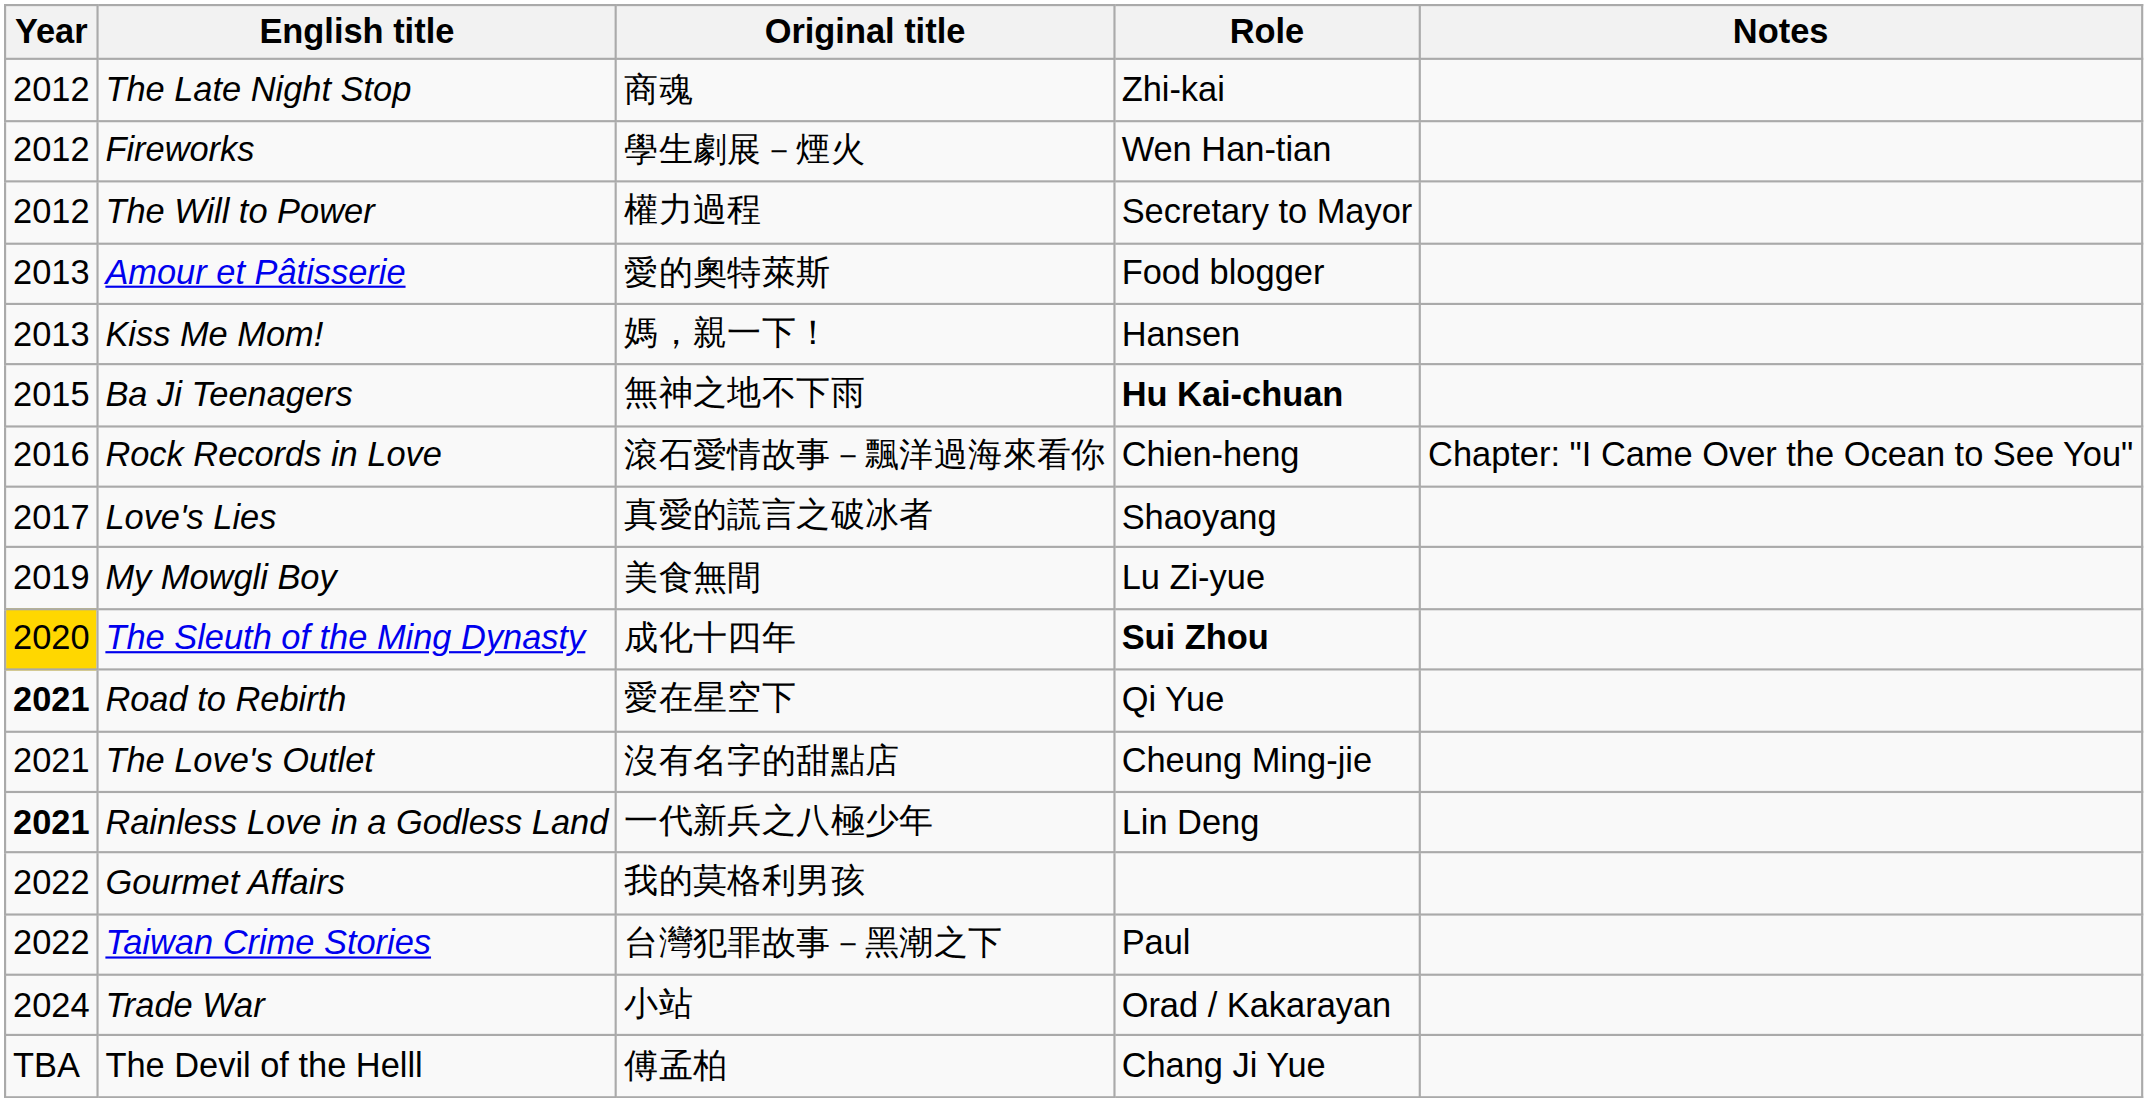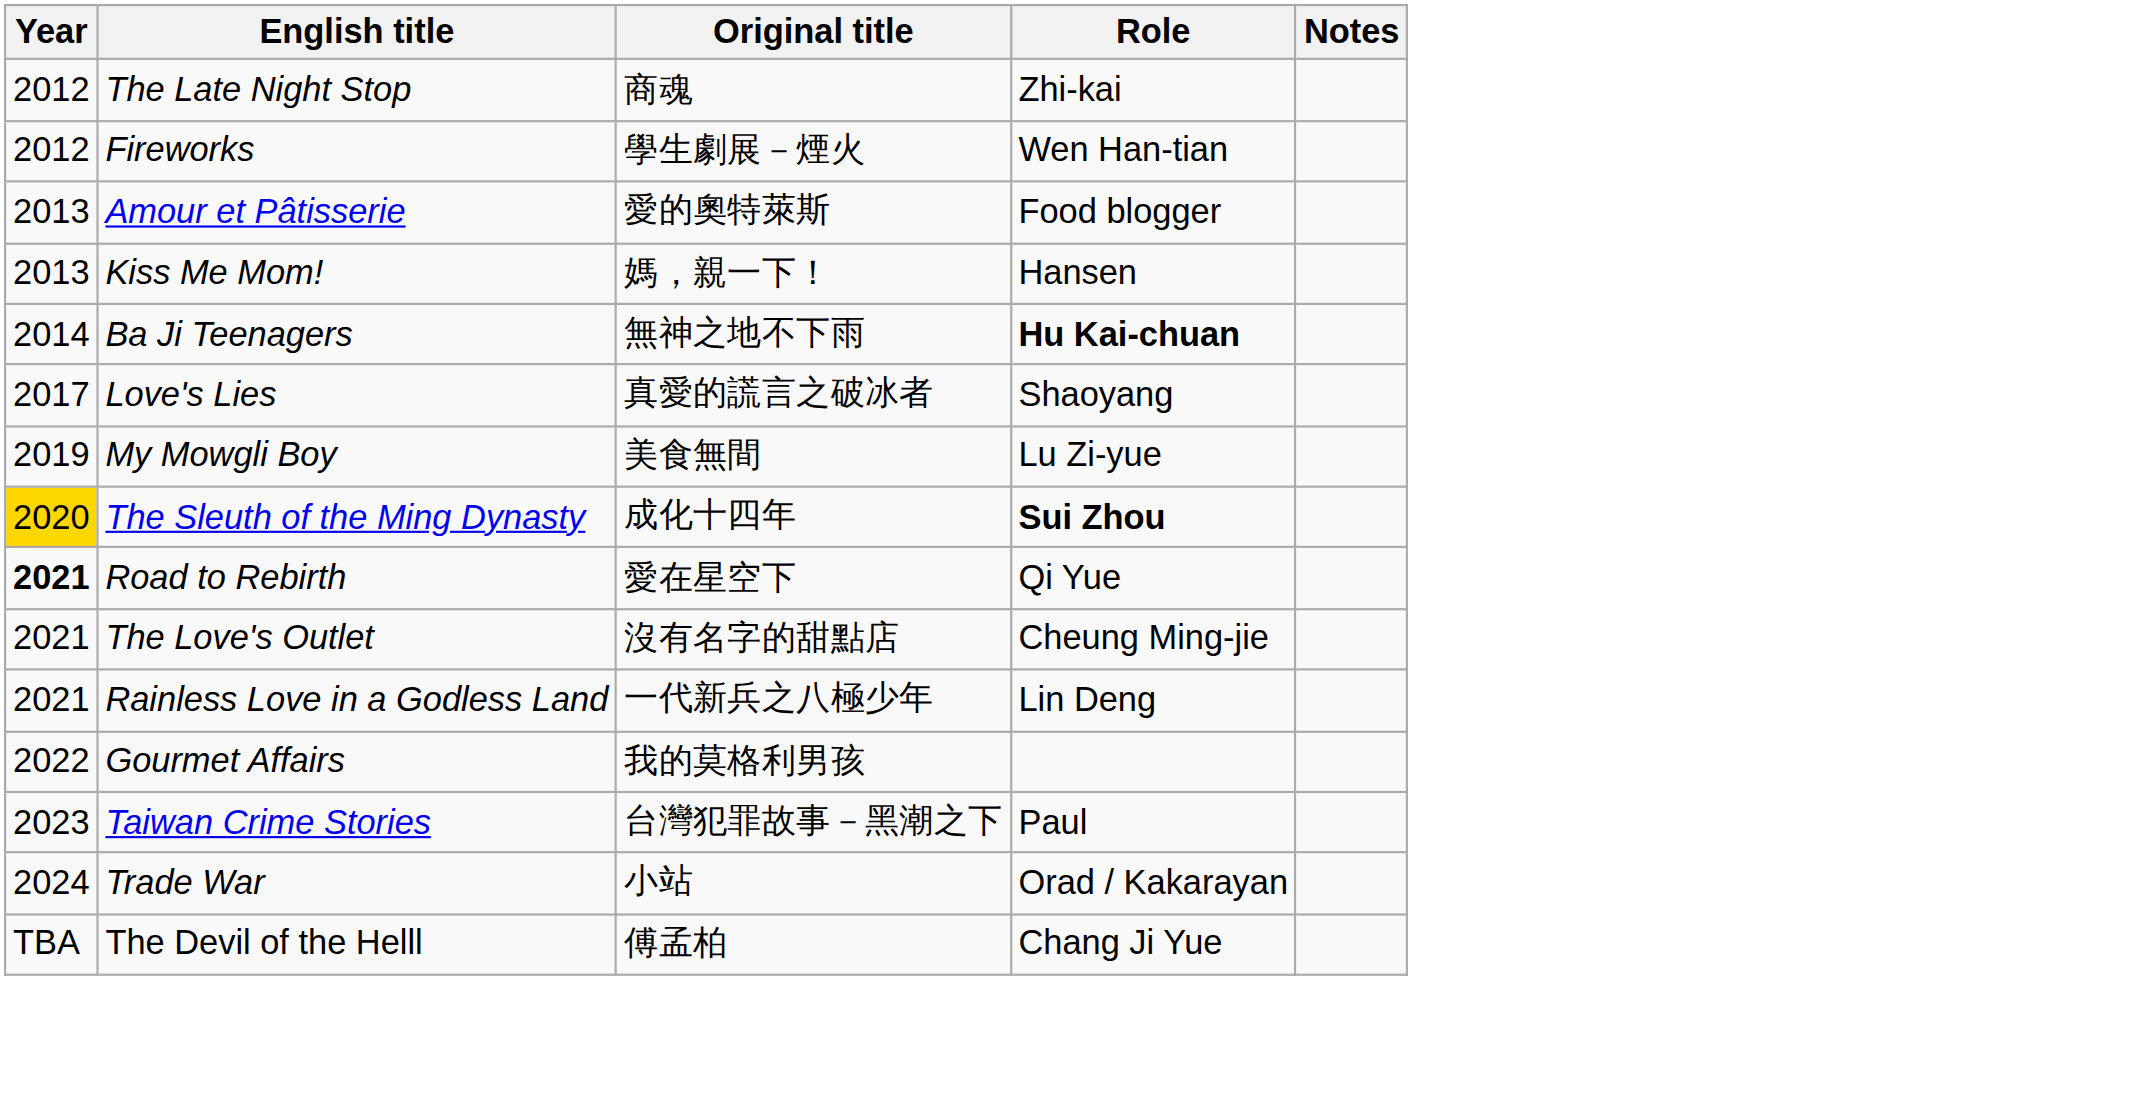- row: (240, 211)
(51, 394) 2015 -> (51, 333) 2014
- row: (274, 455)
(51, 821) bold -> (51, 699) normal
(51, 943) 2022 -> (51, 821) 2023
